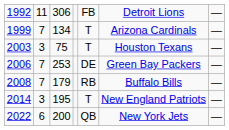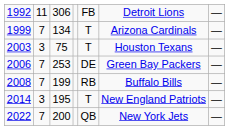(61, 82) 179 -> (61, 82) 199
(42, 116) 6 -> (42, 116) 7
